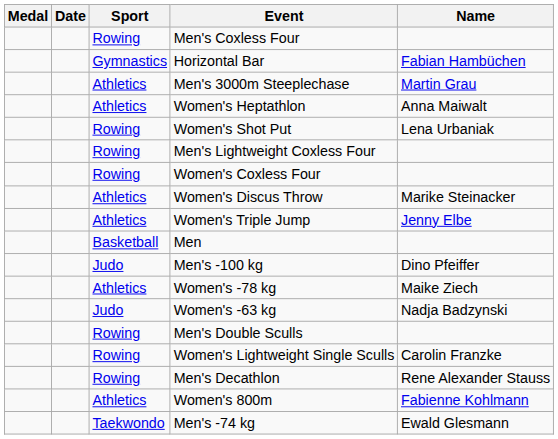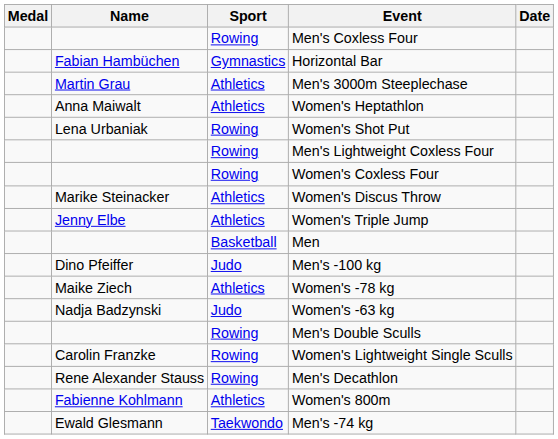columns swapped: (476, 16) <-> (70, 16)
